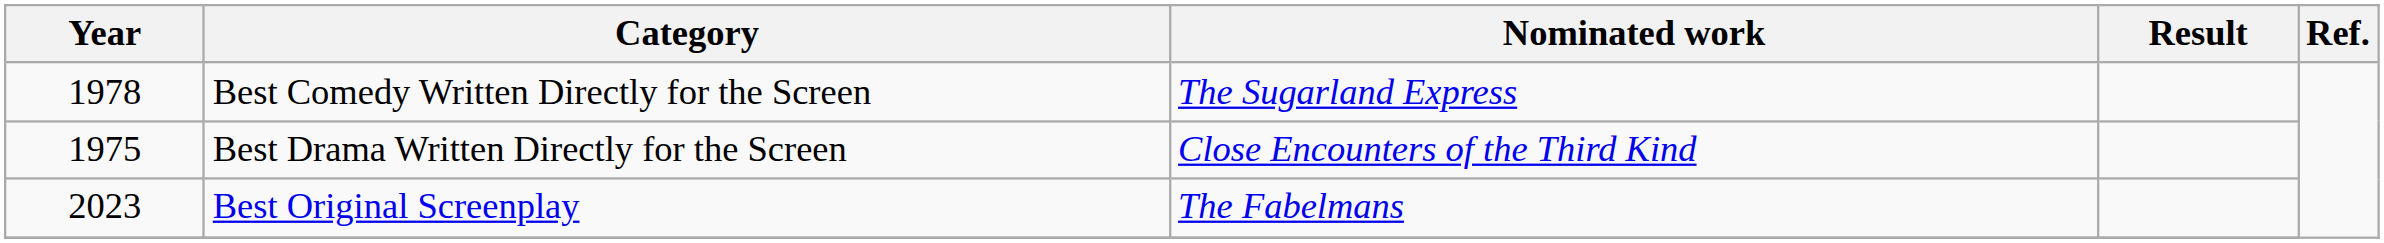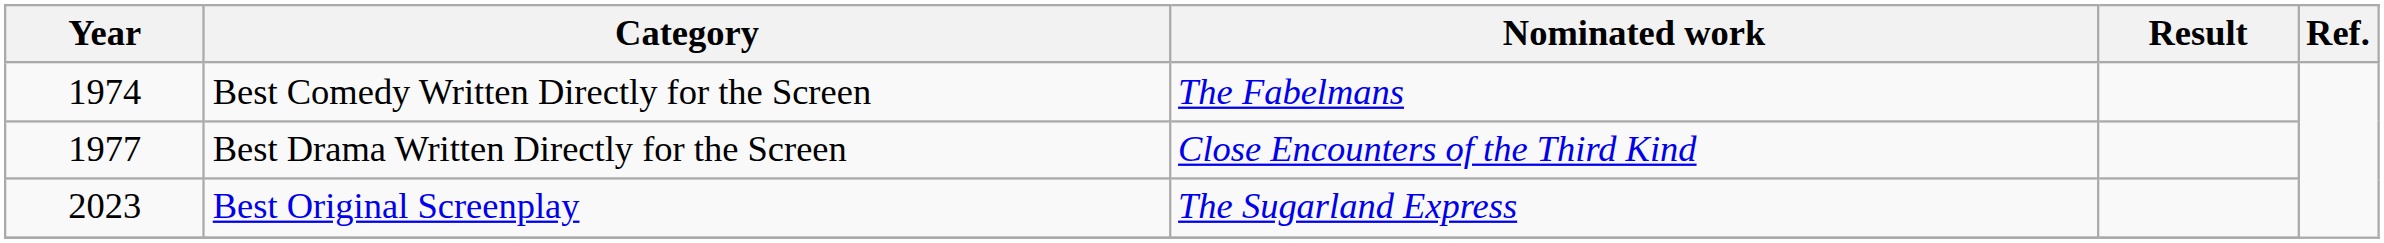(105, 91) 1978 -> (105, 91) 1974
(1348, 91) The Sugarland Express -> (1291, 91) The Fabelmans
(105, 149) 1975 -> (105, 149) 1977
(1291, 206) The Fabelmans -> (1348, 206) The Sugarland Express
